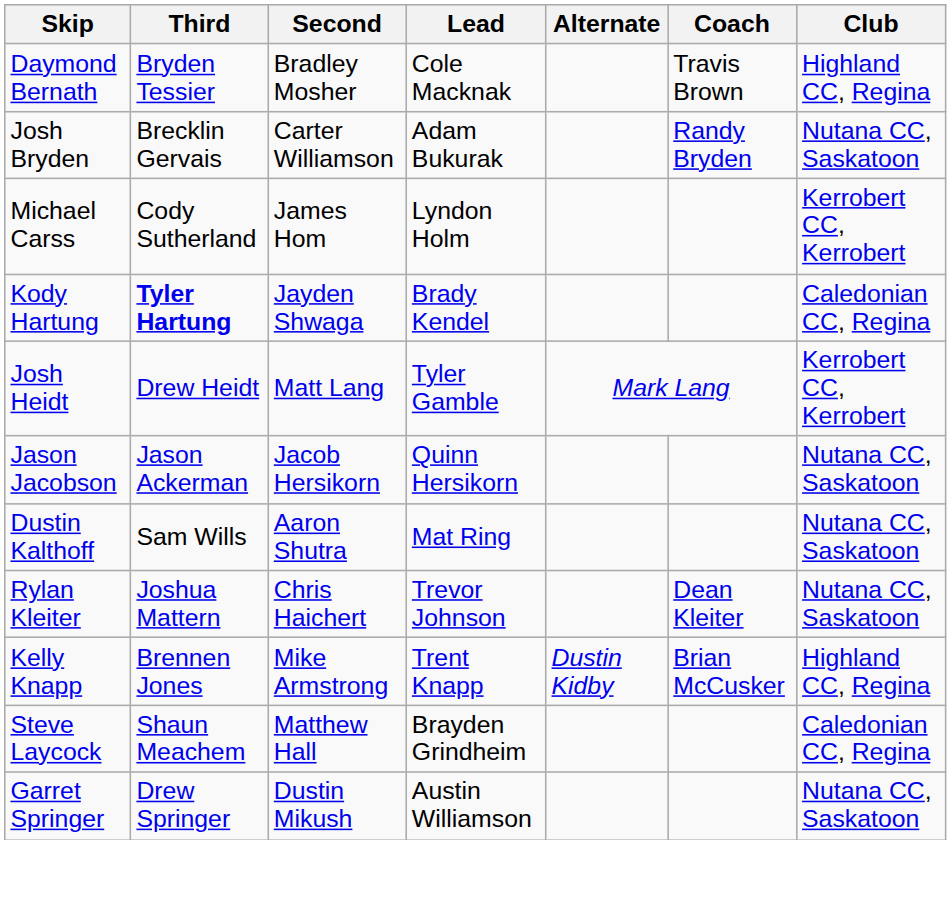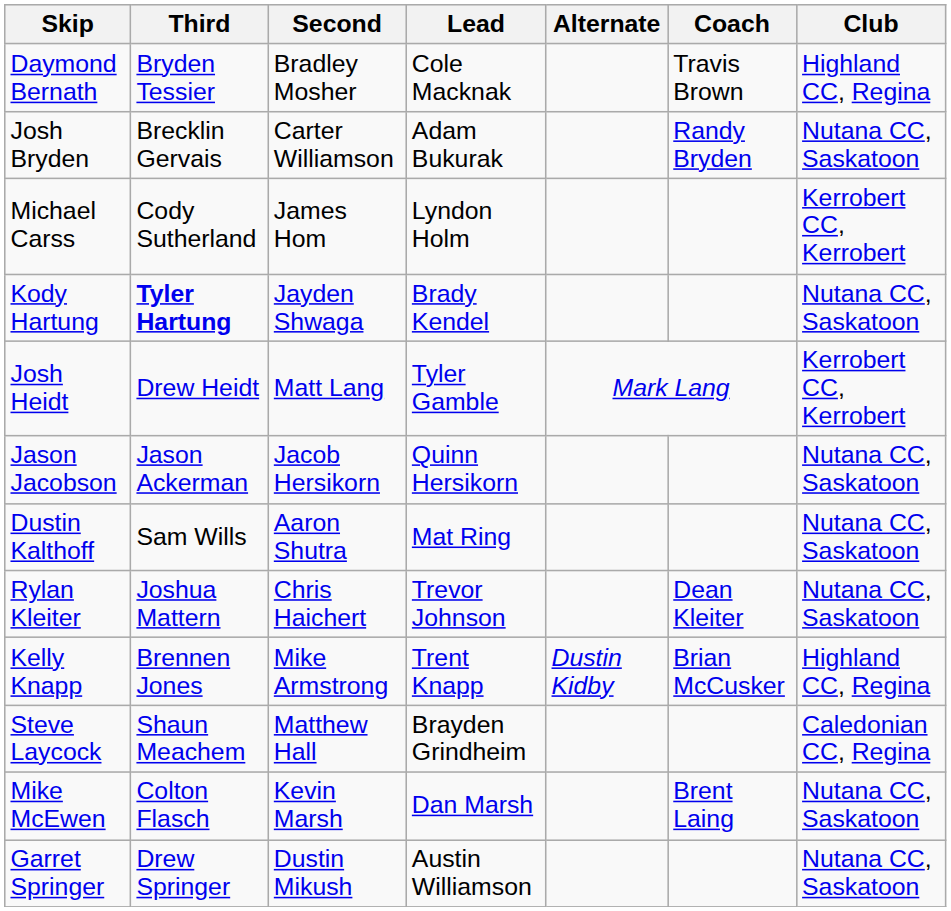(866, 307) Caledonian CC, Regina -> (867, 307) Nutana CC, Saskatoon
+ row: (58, 805)
